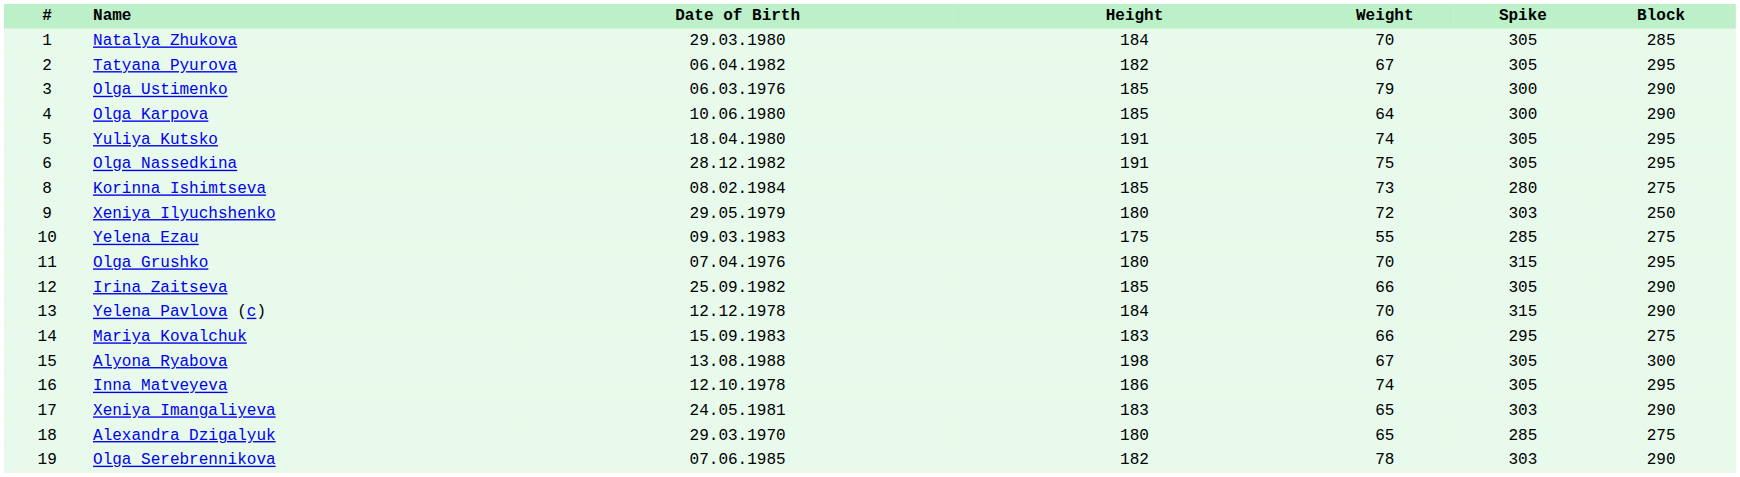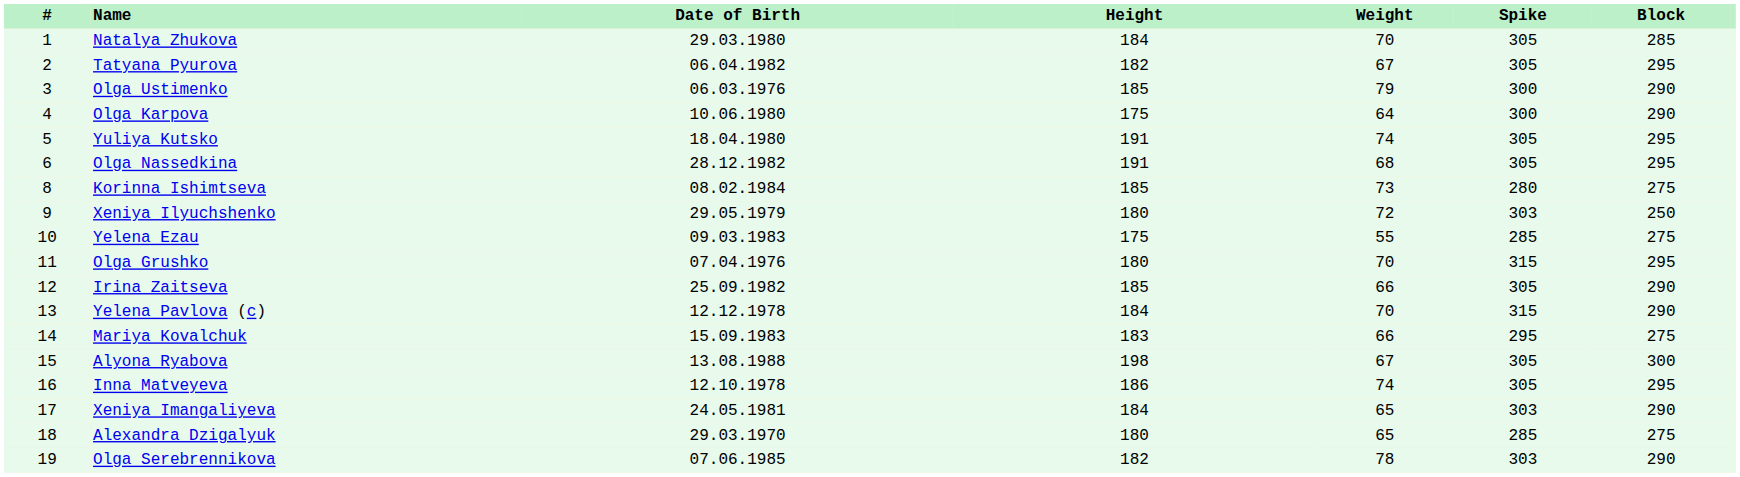(1134, 115) 185 -> (1134, 115) 175
(1385, 164) 75 -> (1385, 164) 68
(1134, 411) 183 -> (1134, 411) 184
